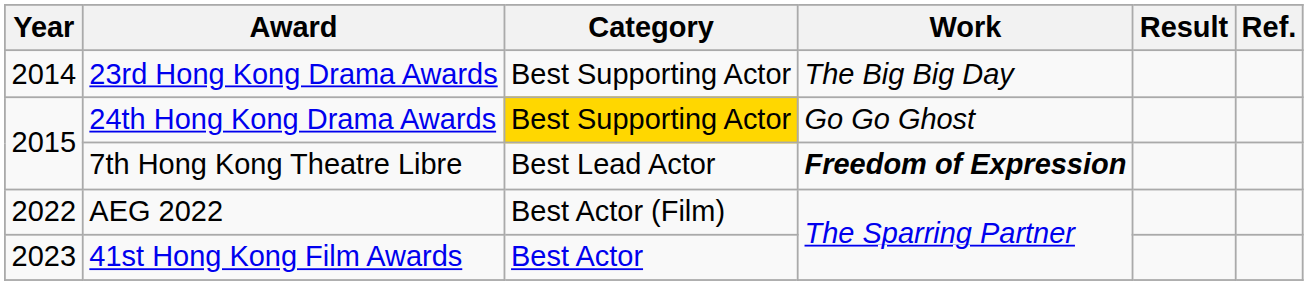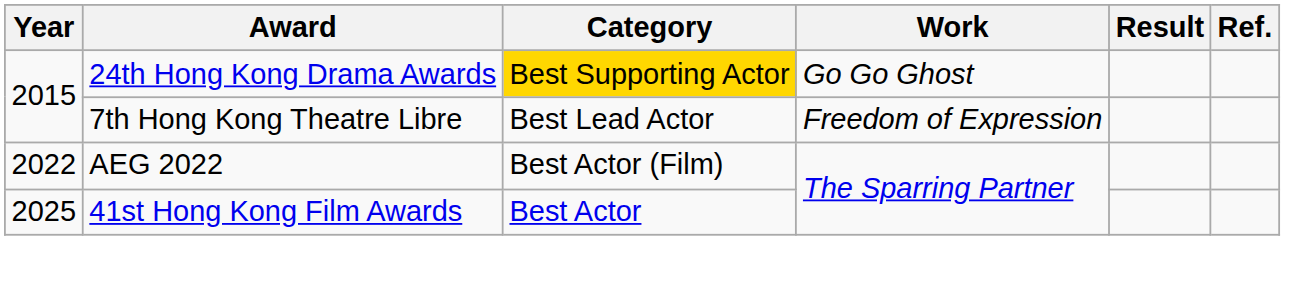- row: (294, 73)
(965, 165) bold -> (953, 119) normal
(44, 257) 2023 -> (44, 211) 2025
